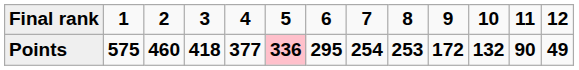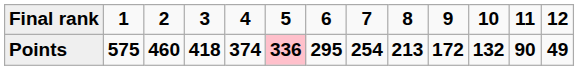(245, 49) 377 -> (245, 49) 374
(407, 49) 253 -> (407, 49) 213
